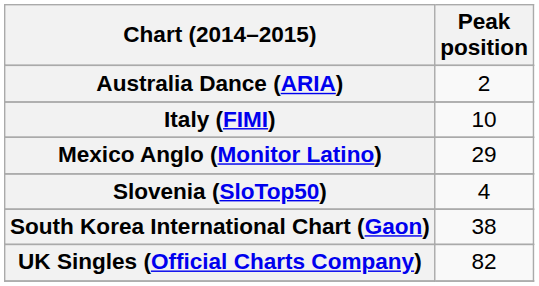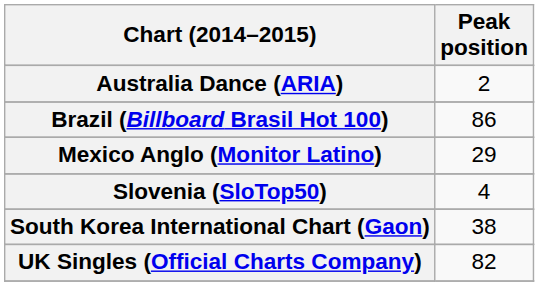+ row: (220, 119)
- row: (220, 119)
